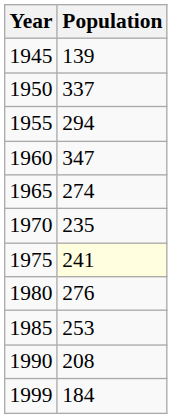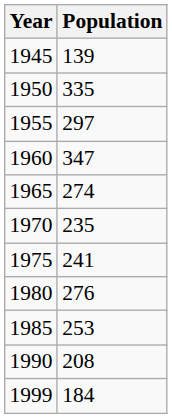(78, 89) 337 -> (78, 89) 335
(78, 123) 294 -> (78, 123) 297
(78, 259) lightyellow background -> (78, 259) no background
